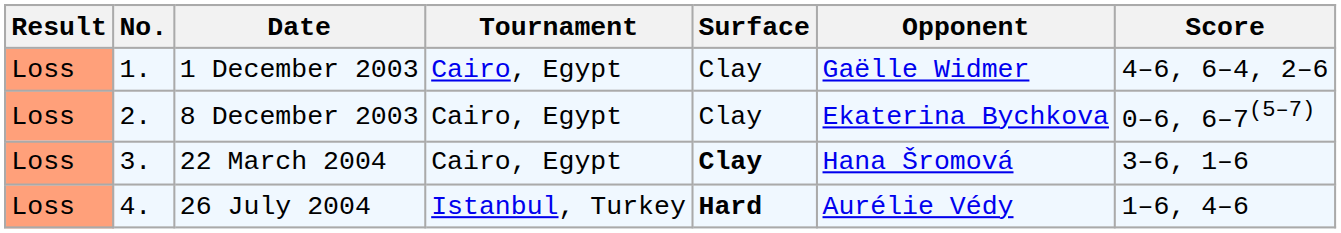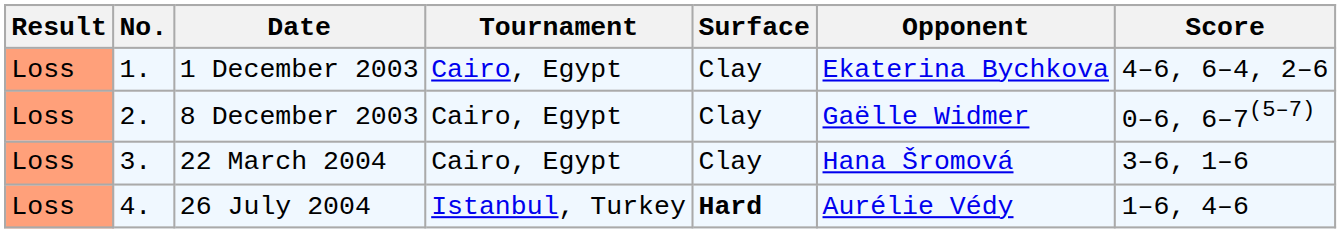(926, 70) Gaëlle Widmer -> (966, 70) Ekaterina Bychkova
(966, 116) Ekaterina Bychkova -> (926, 116) Gaëlle Widmer
(730, 163) bold -> (730, 163) normal
